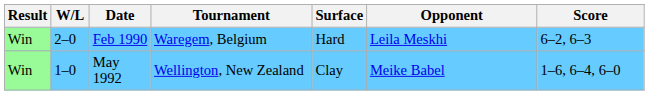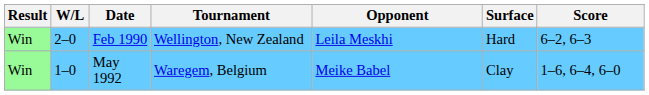columns swapped: (339, 16) <-> (452, 16)
(210, 39) Waregem, Belgium -> (229, 39) Wellington, New Zealand
(229, 70) Wellington, New Zealand -> (210, 70) Waregem, Belgium
